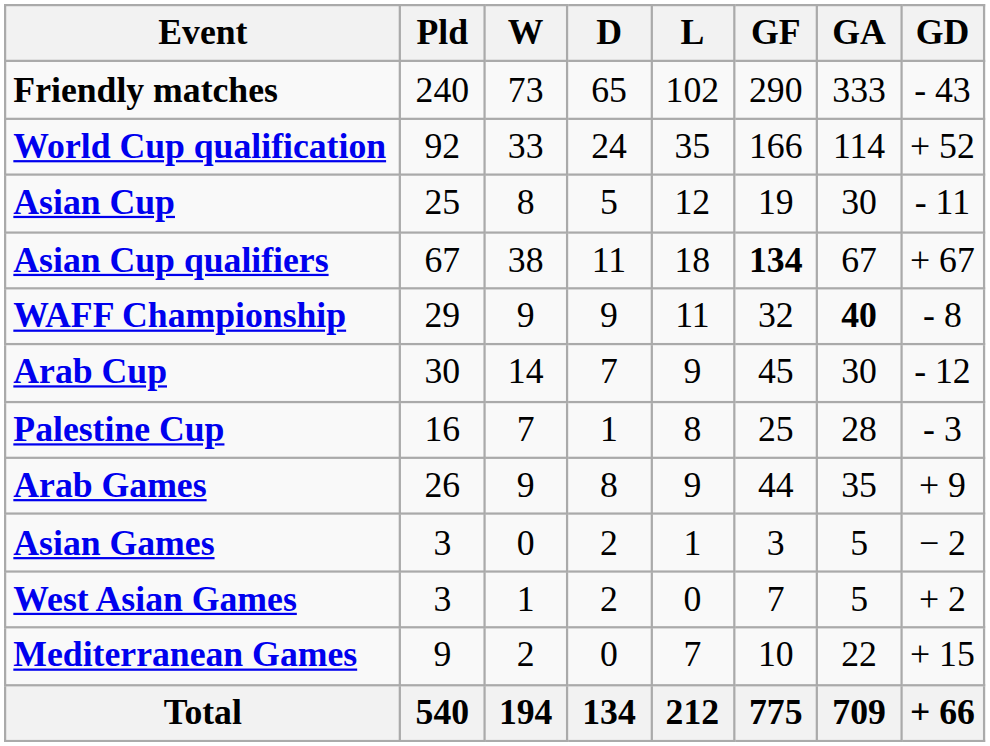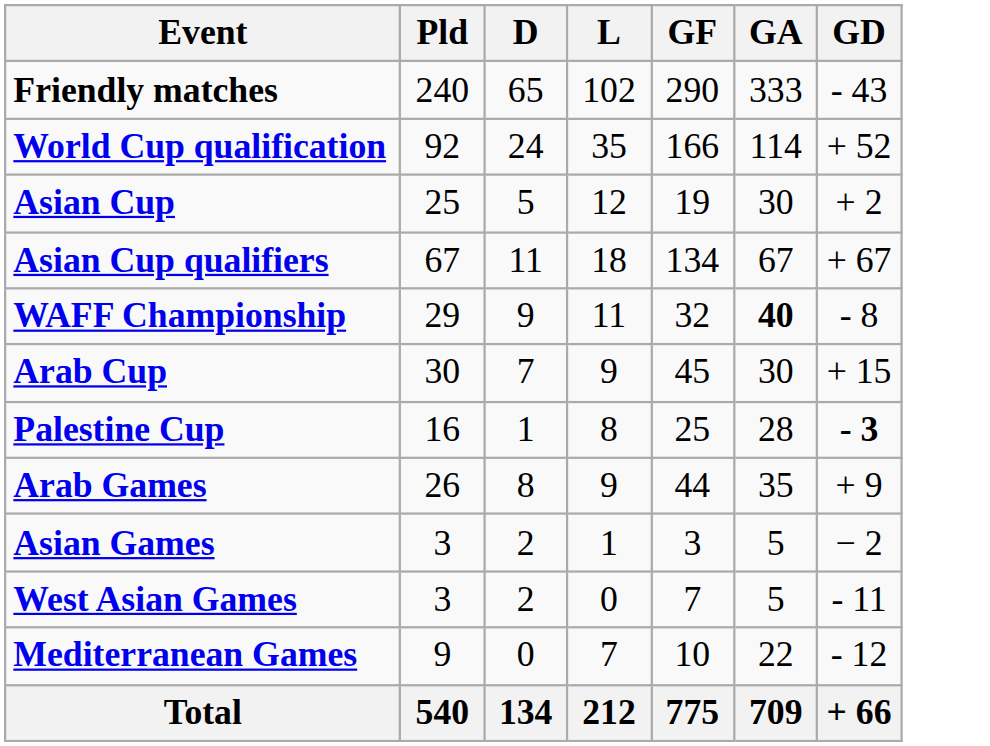- column: (526, 32)
(942, 202) - 11 -> (859, 202) + 2
(776, 259) bold -> (692, 259) normal
(942, 372) - 12 -> (859, 372) + 15
(942, 428) normal -> (859, 428) bold
(942, 598) + 2 -> (859, 598) - 11
(942, 655) + 15 -> (859, 655) - 12
